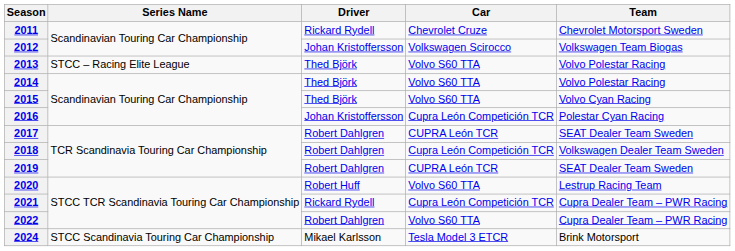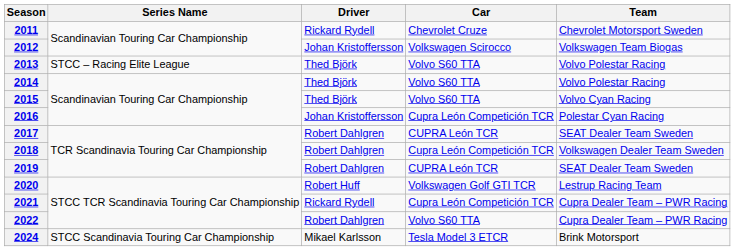(444, 185) Volvo S60 TTA -> (472, 185) Volkswagen Golf GTI TCR
